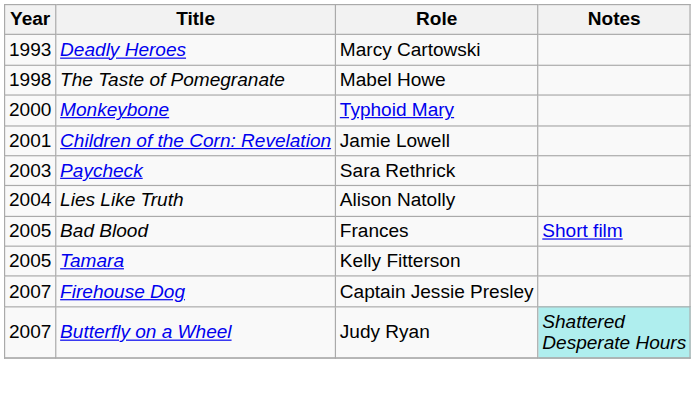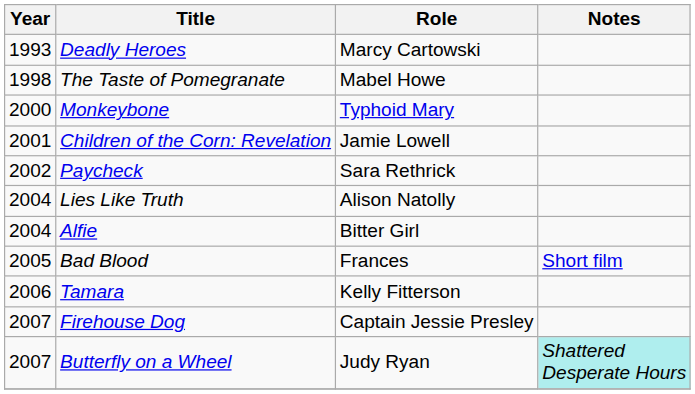(30, 170) 2003 -> (30, 170) 2002
+ row: (79, 230)
(30, 261) 2005 -> (30, 291) 2006
